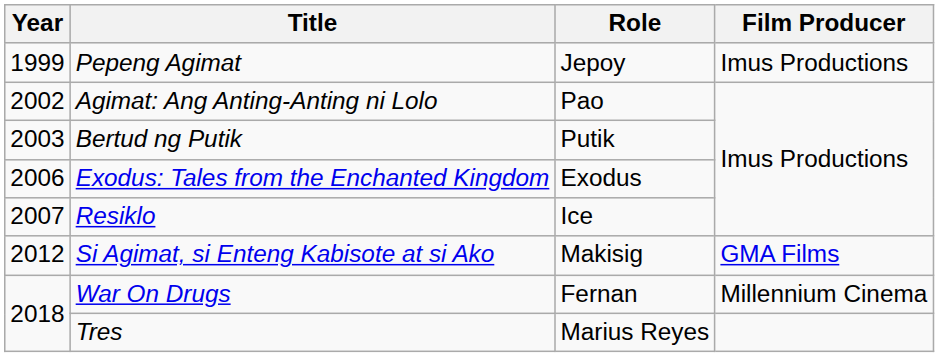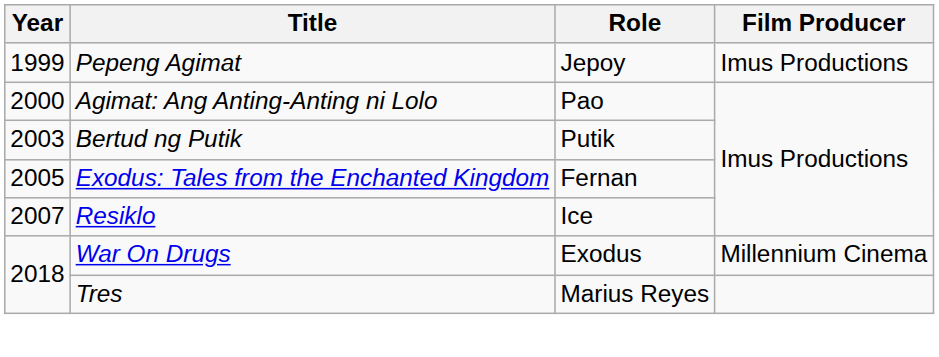(37, 100) 2002 -> (37, 100) 2000
(37, 178) 2006 -> (37, 178) 2005
(601, 178) Exodus -> (599, 178) Fernan
- row: (285, 255)
(599, 293) Fernan -> (601, 255) Exodus
